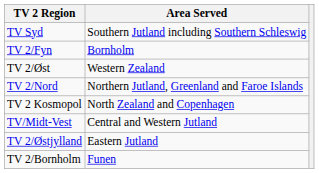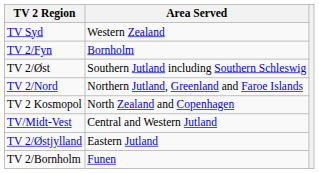(197, 31) Southern Jutland including Southern Schleswig -> (126, 31) Western Zealand
(126, 68) Western Zealand -> (197, 68) Southern Jutland including Southern Schleswig
